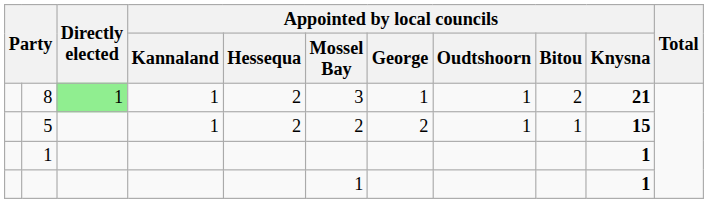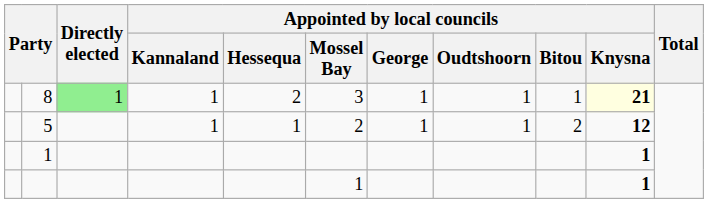(578, 97) 2 -> (578, 97) 1
(641, 97) no background -> (641, 97) lightyellow background
(297, 126) 2 -> (297, 126) 1
(424, 126) 2 -> (424, 126) 1
(578, 126) 1 -> (578, 126) 2
(641, 126) 15 -> (641, 126) 12
